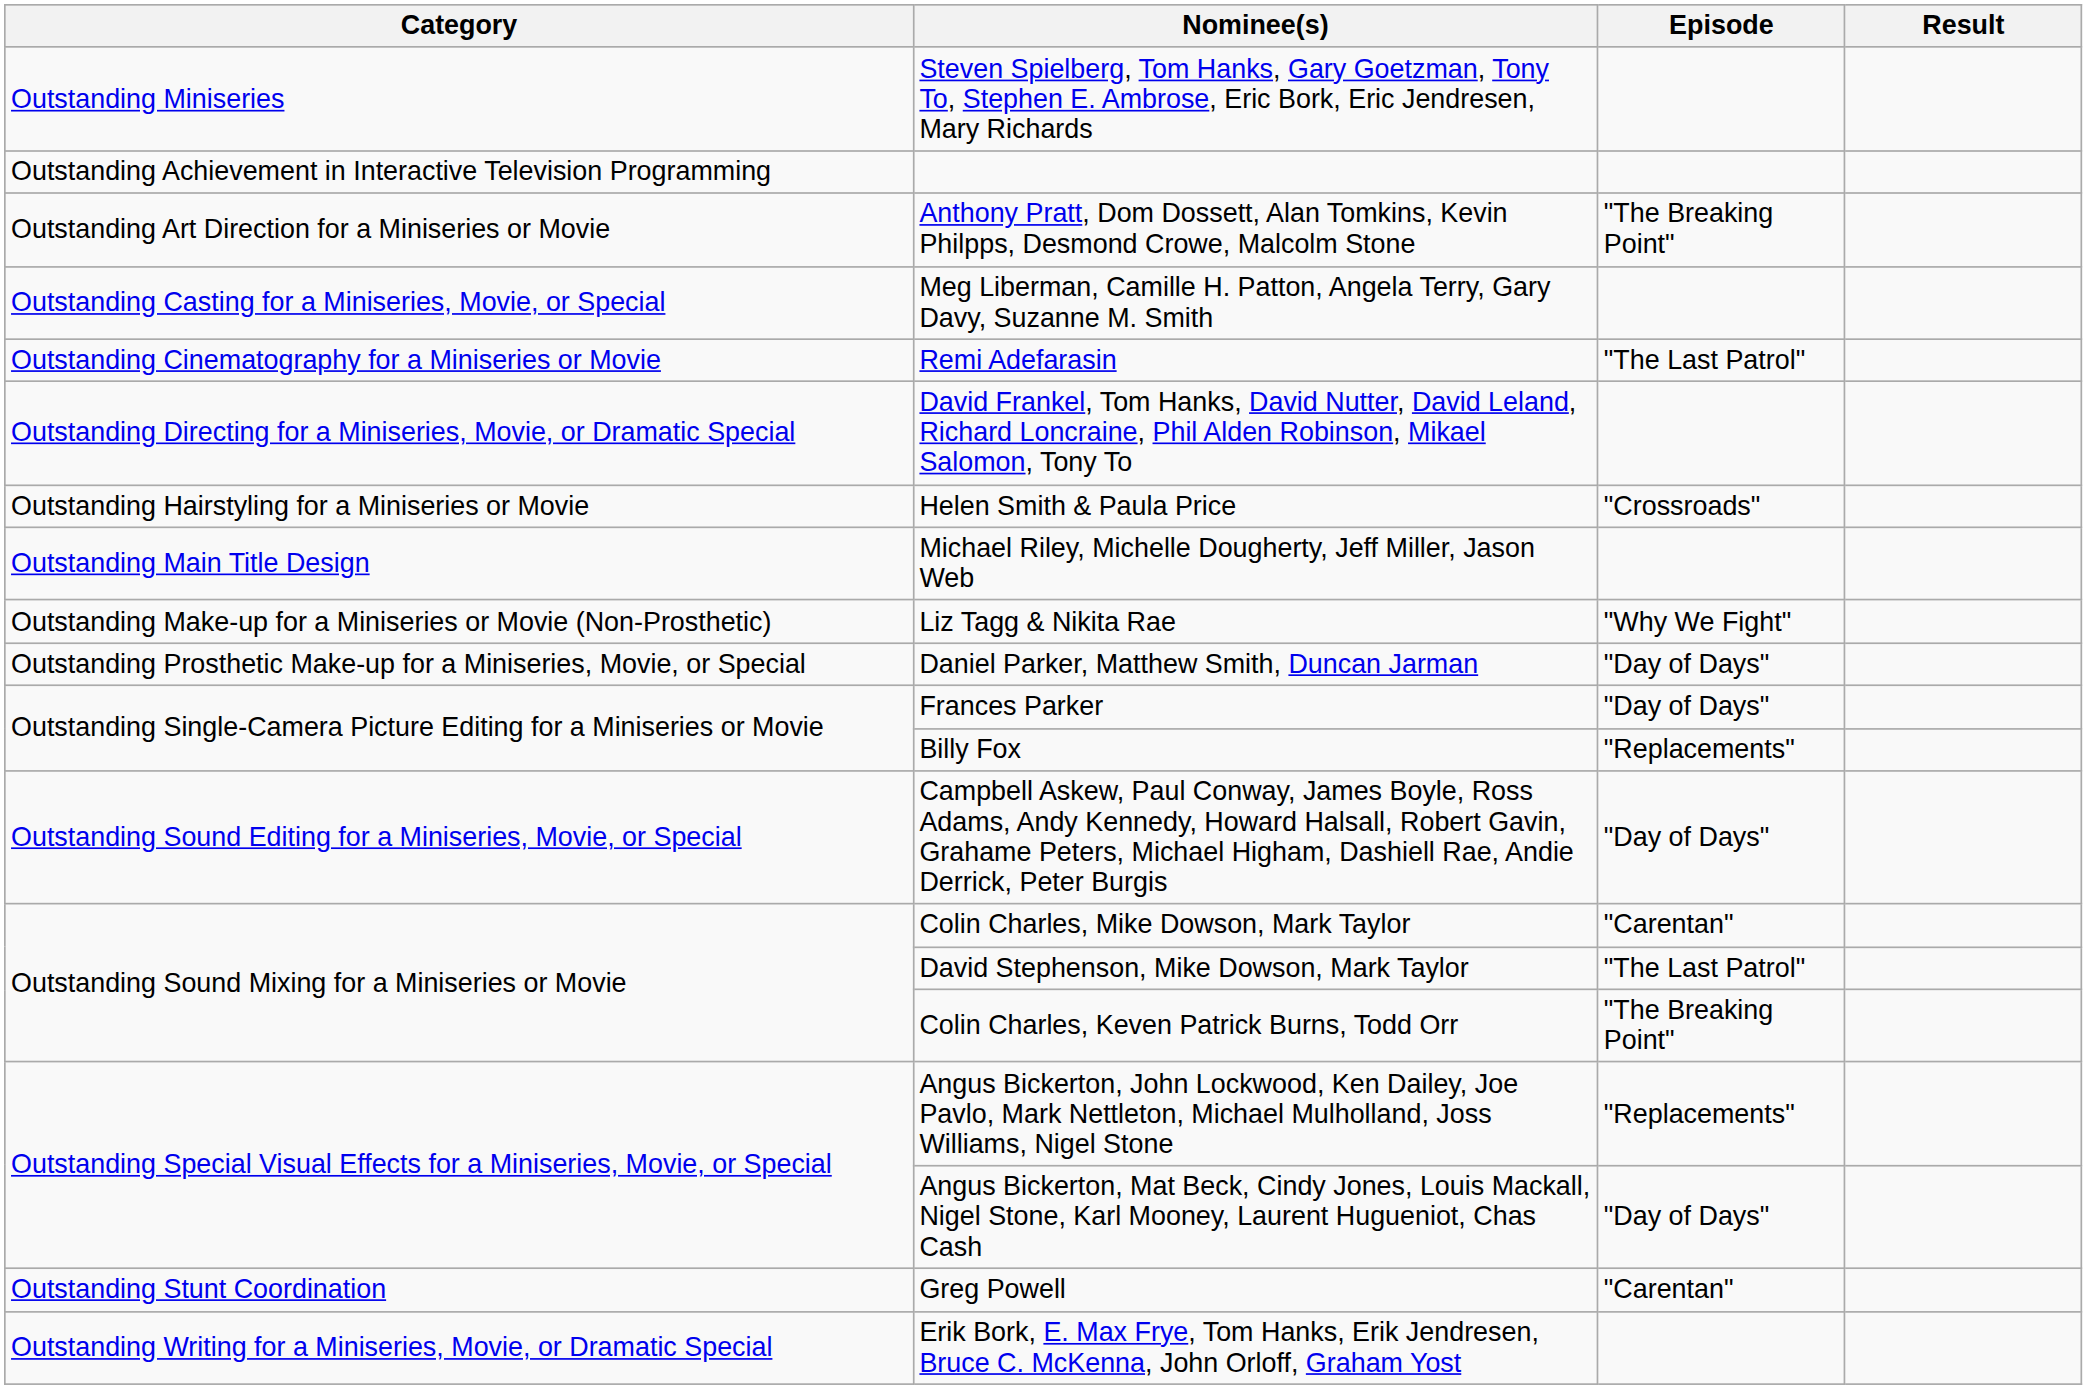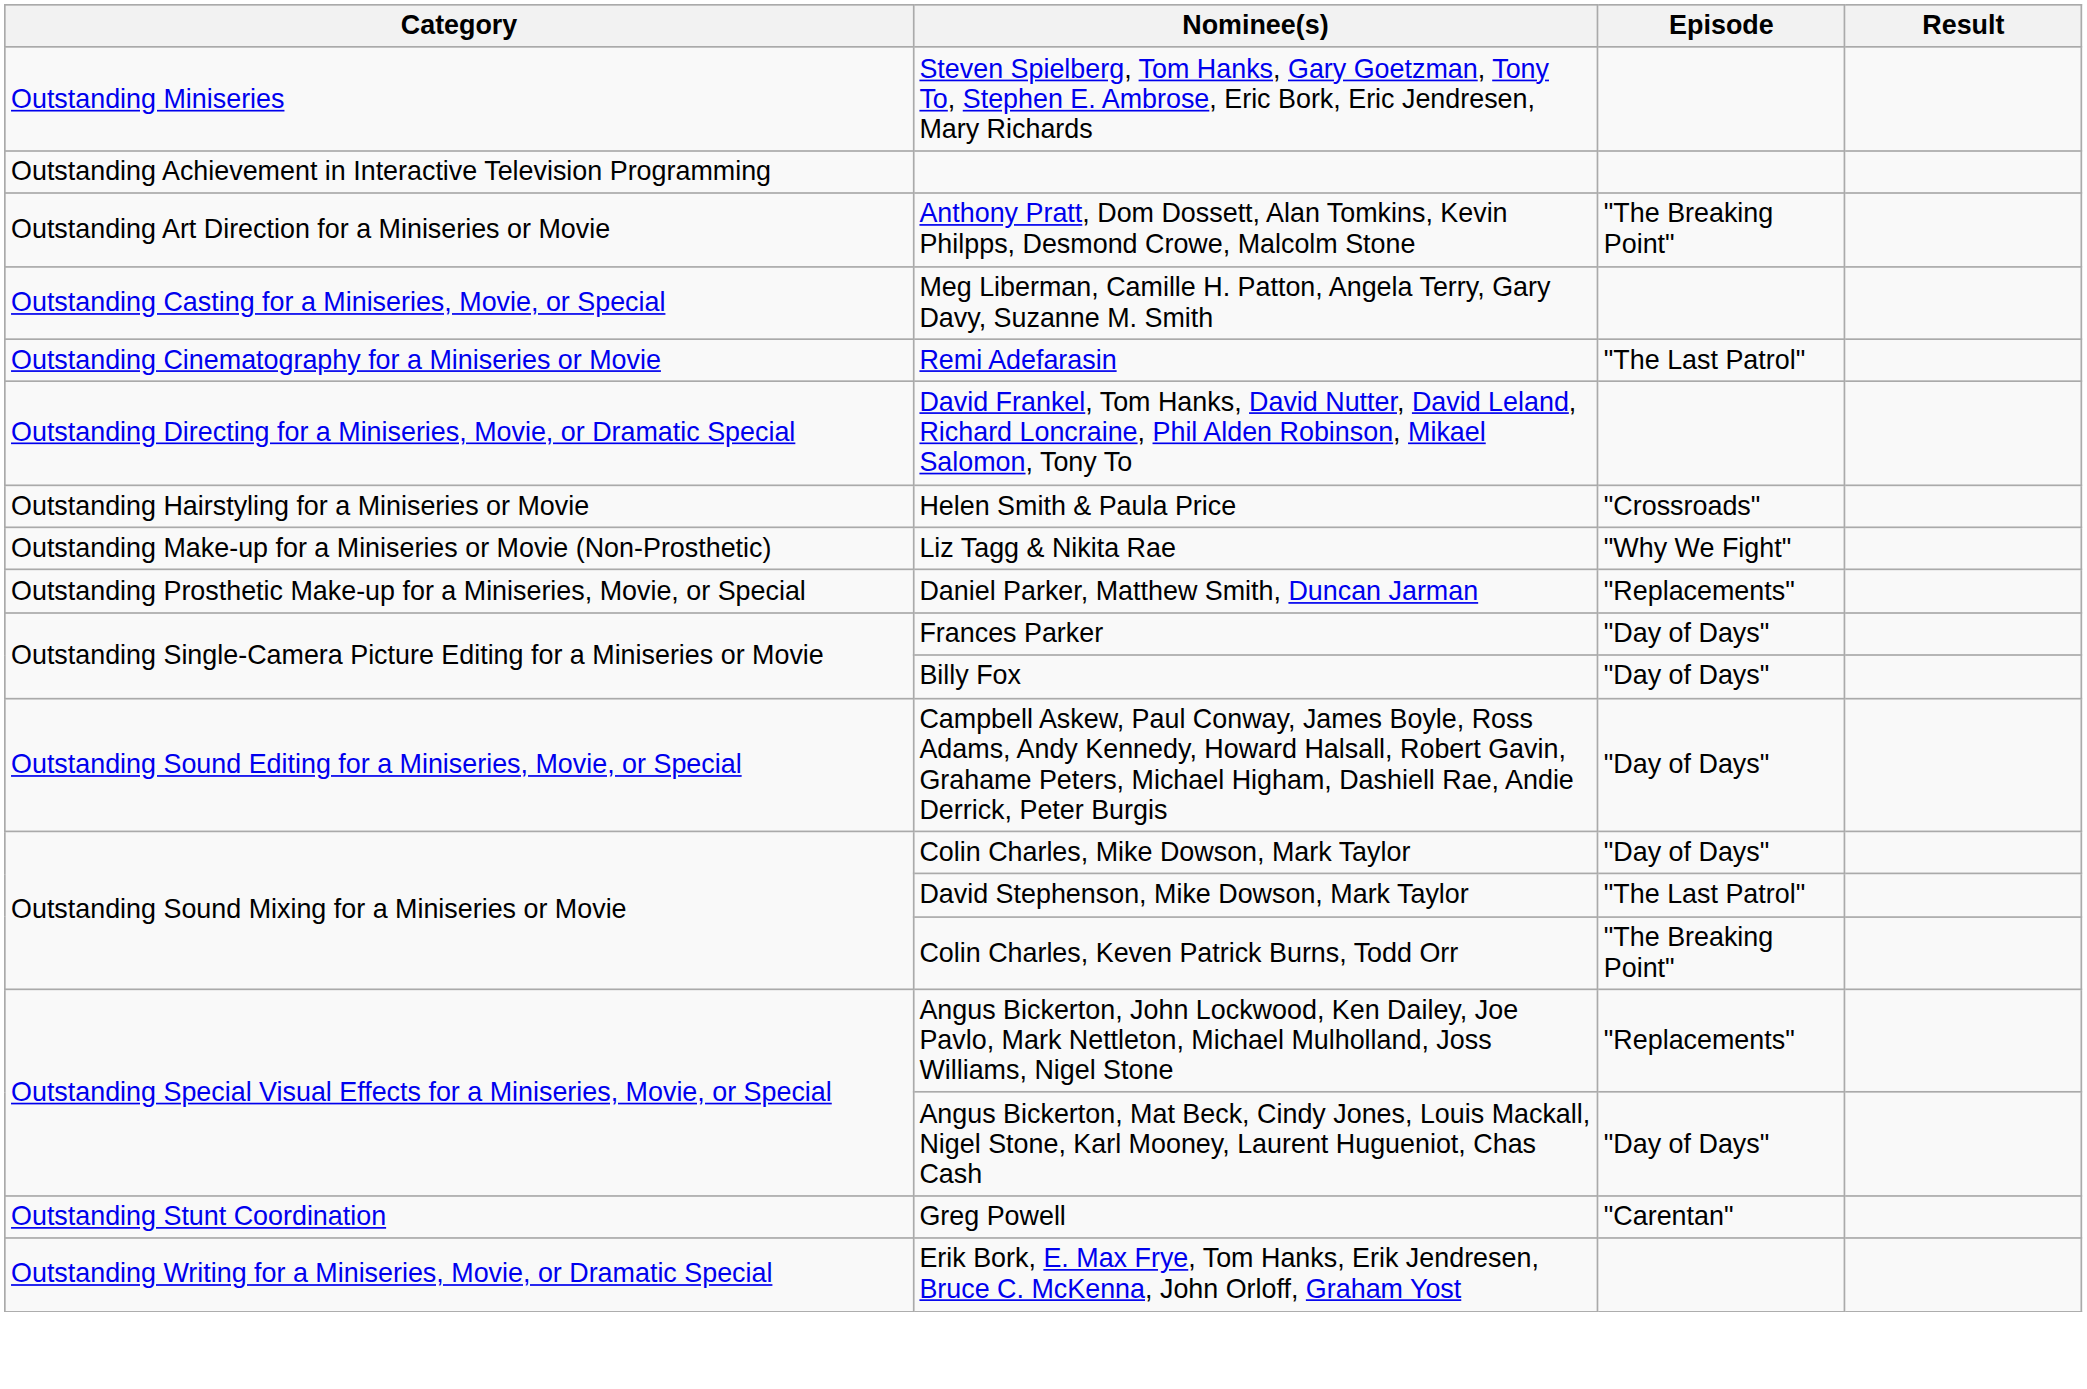- row: (1227, 563)
(1687, 663) "Day of Days" -> (1699, 590) "Replacements"
(1699, 749) "Replacements" -> (1687, 676) "Day of Days"
(1669, 925) "Carentan" -> (1687, 852) "Day of Days"
